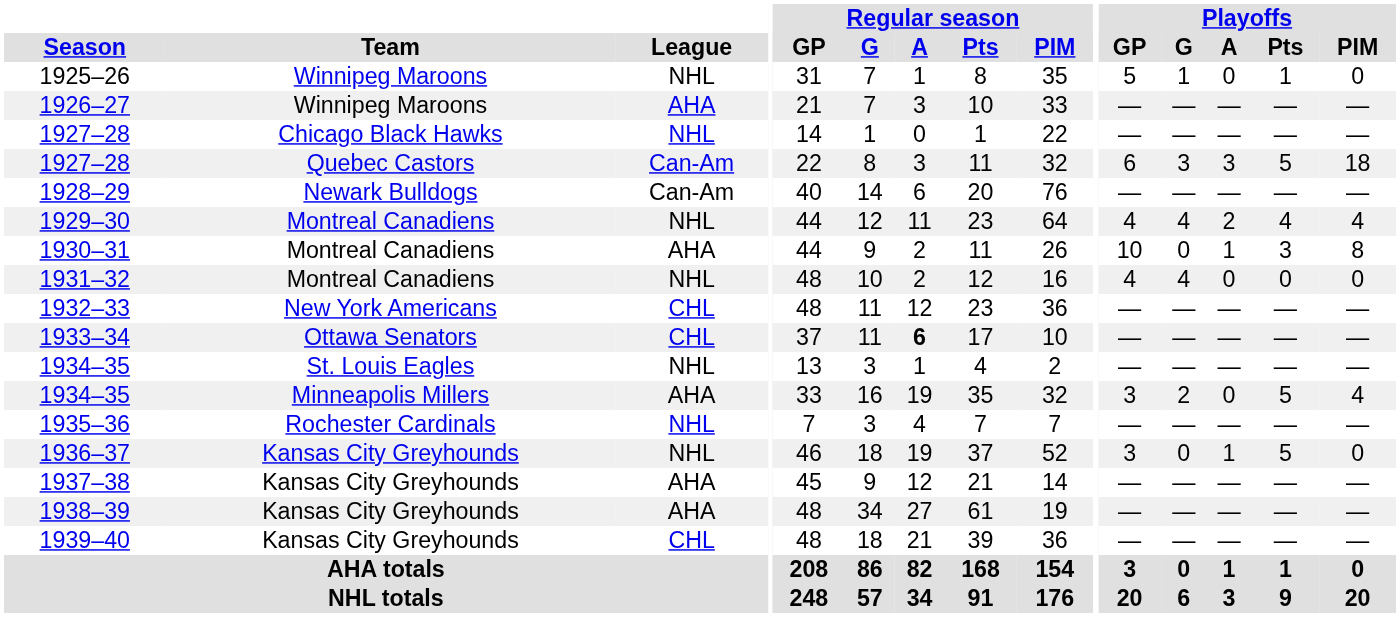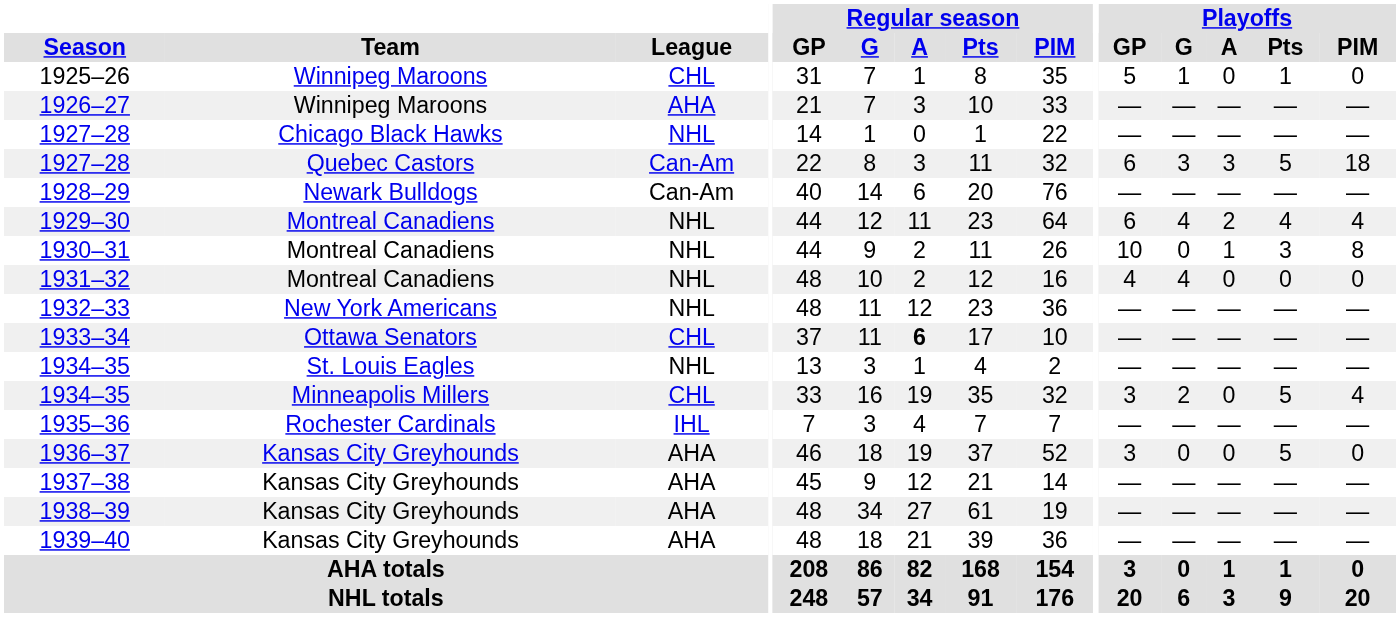(692, 76) NHL -> (692, 76) CHL
(1130, 221) 4 -> (1130, 221) 6
(692, 250) AHA -> (692, 250) NHL
(692, 308) CHL -> (692, 308) NHL
(692, 395) AHA -> (692, 395) CHL
(692, 424) NHL -> (692, 424) IHL
(692, 453) NHL -> (692, 453) AHA
(1229, 453) 1 -> (1229, 453) 0
(692, 540) CHL -> (692, 540) AHA
